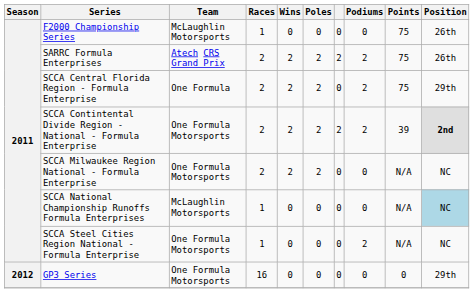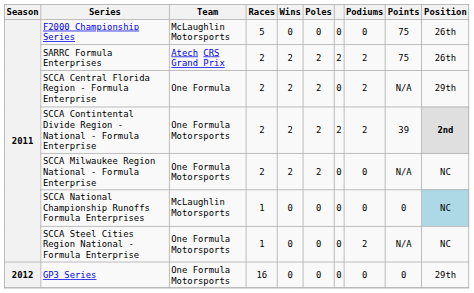(262, 32) 1 -> (262, 32) 5
(404, 88) 75 -> (404, 88) N/A
(404, 208) N/A -> (404, 208) 0
